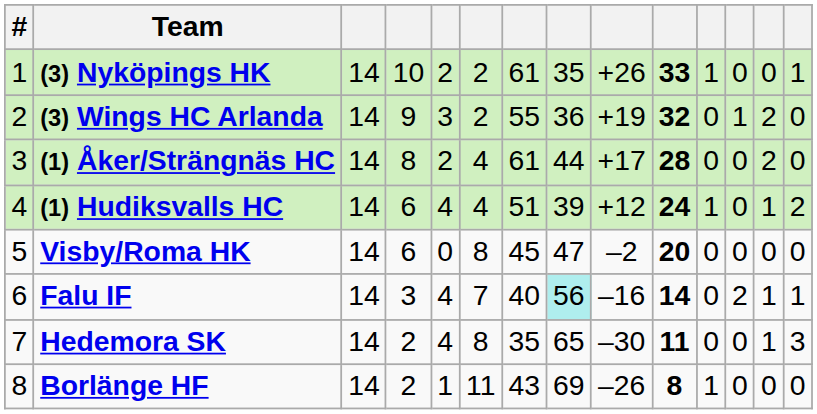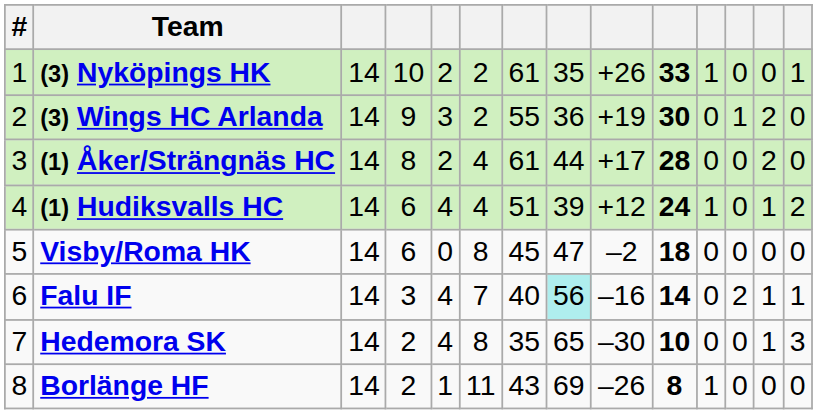(674, 116) 32 -> (674, 116) 30
(674, 251) 20 -> (674, 251) 18
(674, 341) 11 -> (674, 341) 10
